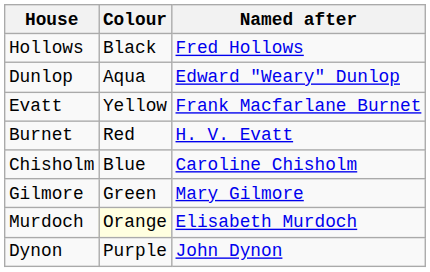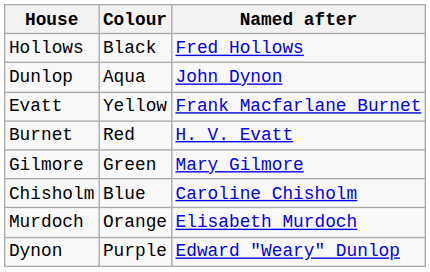(288, 77) Edward "Weary" Dunlop -> (229, 77) John Dynon
rows swapped: (46, 193) <-> (52, 164)
(135, 222) lightyellow background -> (135, 222) no background
(229, 251) John Dynon -> (288, 251) Edward "Weary" Dunlop
